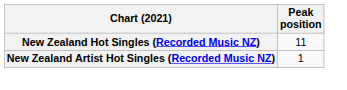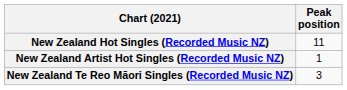+ row: (150, 76)
